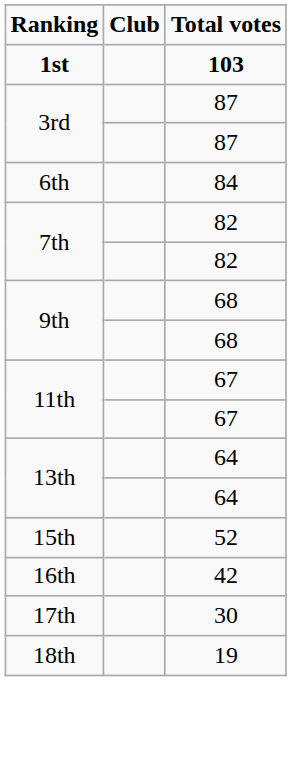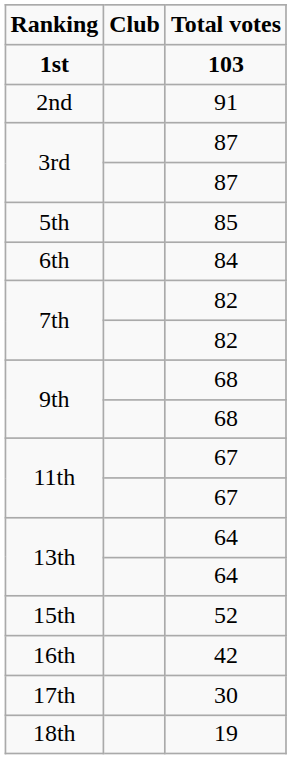+ row: (54, 103)
+ row: (54, 221)
